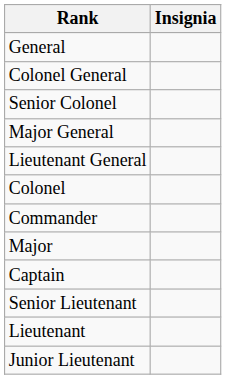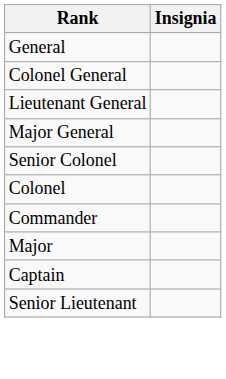rows swapped: (78, 160) <-> (63, 103)
- row: (47, 331)
- row: (72, 359)
